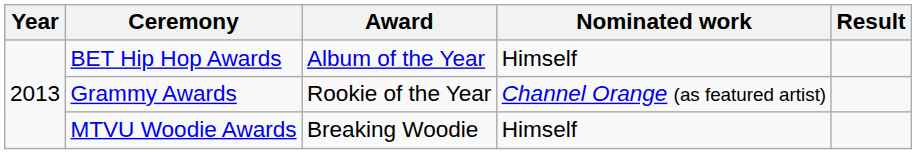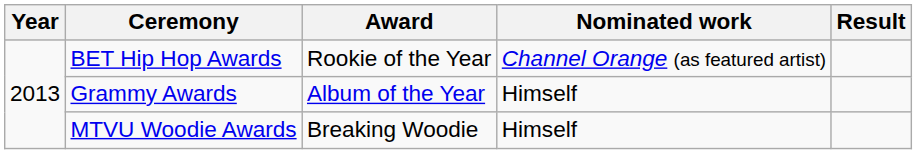(396, 58) Album of the Year -> (399, 58) Rookie of the Year
(539, 58) Himself -> (664, 58) Channel Orange (as featured artist)
(399, 93) Rookie of the Year -> (396, 93) Album of the Year
(664, 93) Channel Orange (as featured artist) -> (539, 93) Himself
